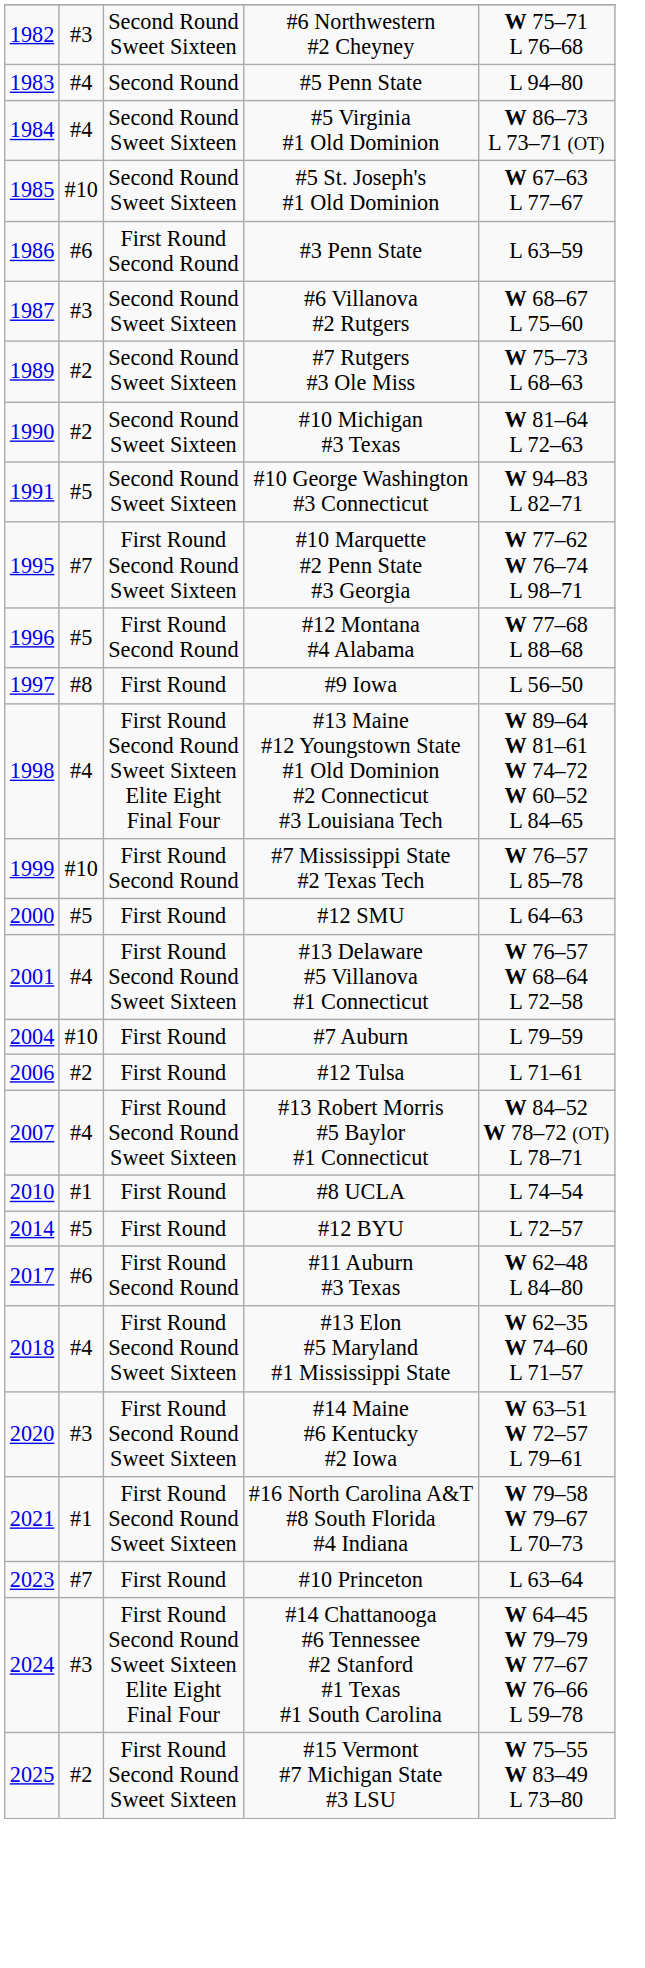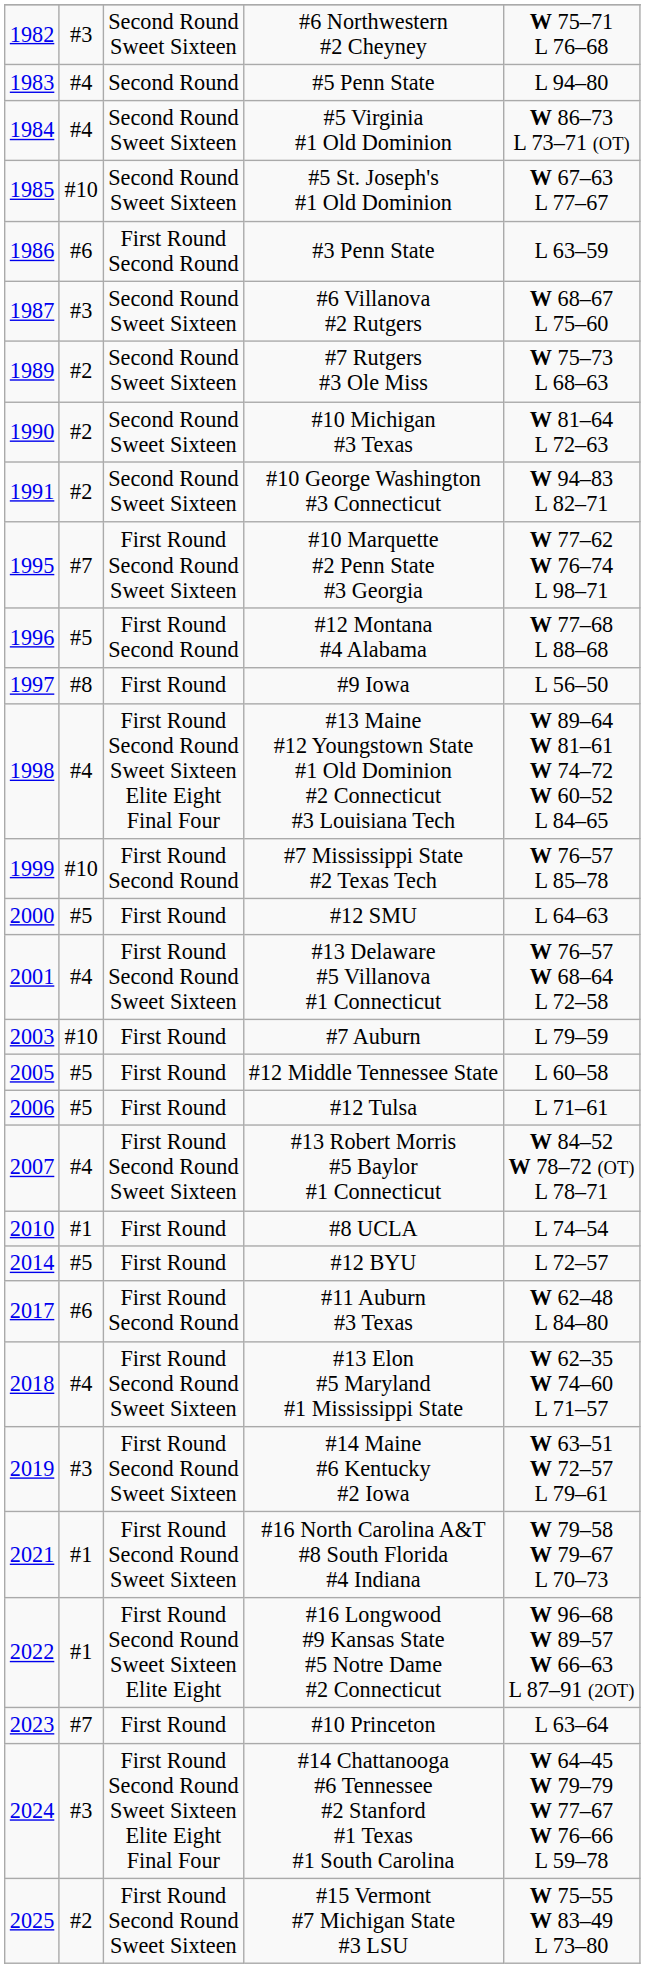(81, 491) #5 -> (81, 491) #2
(32, 1036) 2004 -> (32, 1036) 2003
+ row: (373, 1072)
(81, 1072) #2 -> (81, 1107) #5
(32, 1433) 2020 -> (32, 1469) 2019
+ row: (373, 1652)
